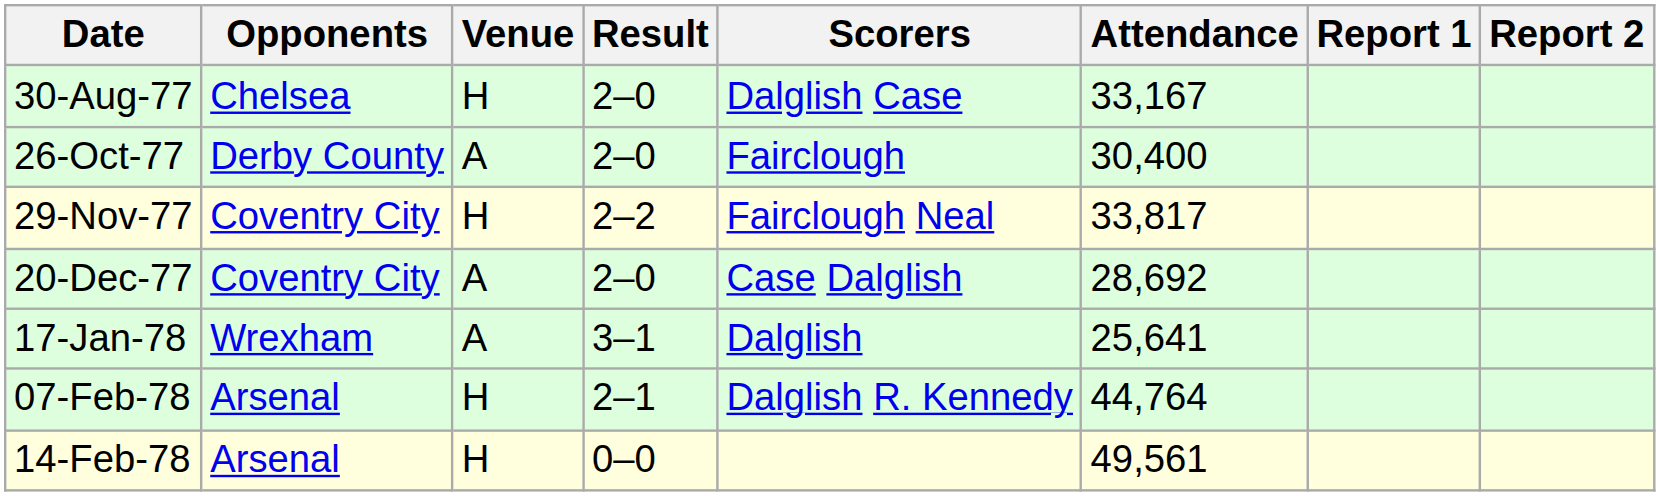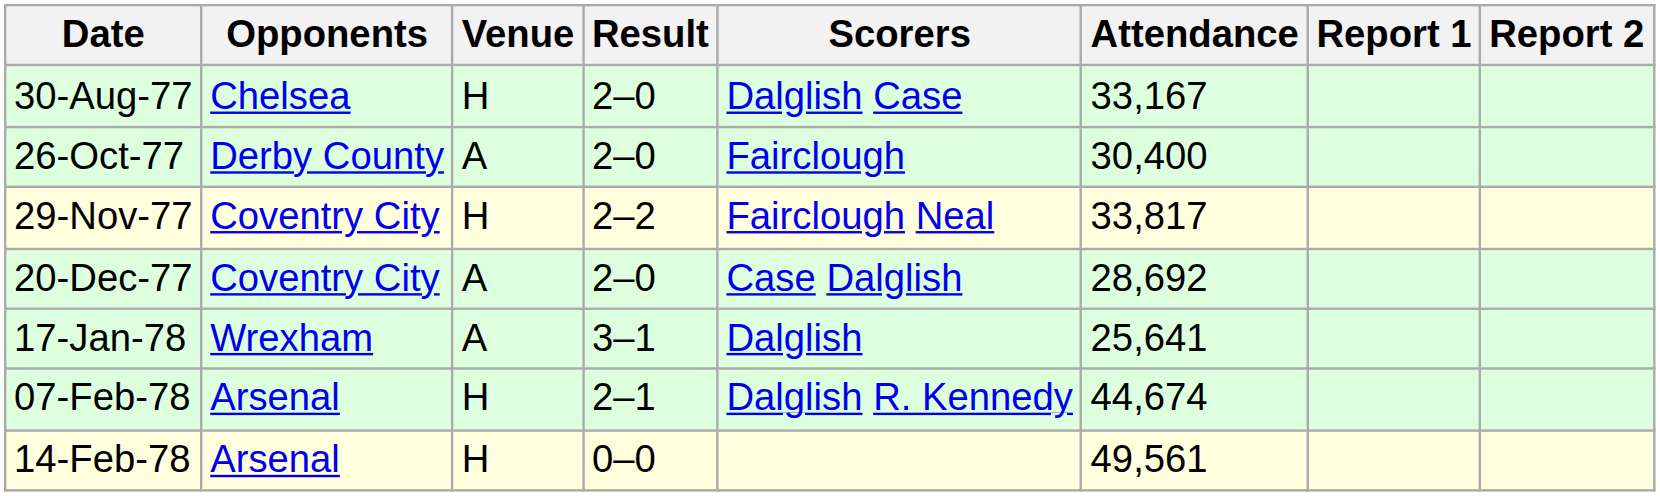(1149, 398) 44,764 -> (1149, 398) 44,674
